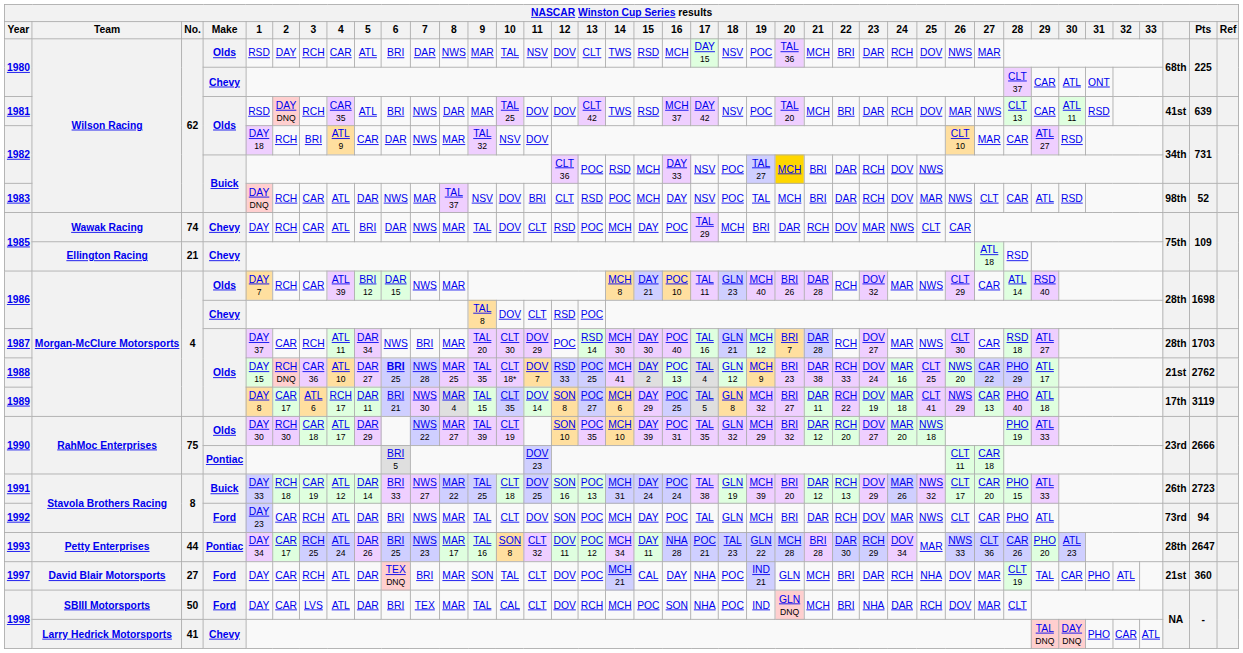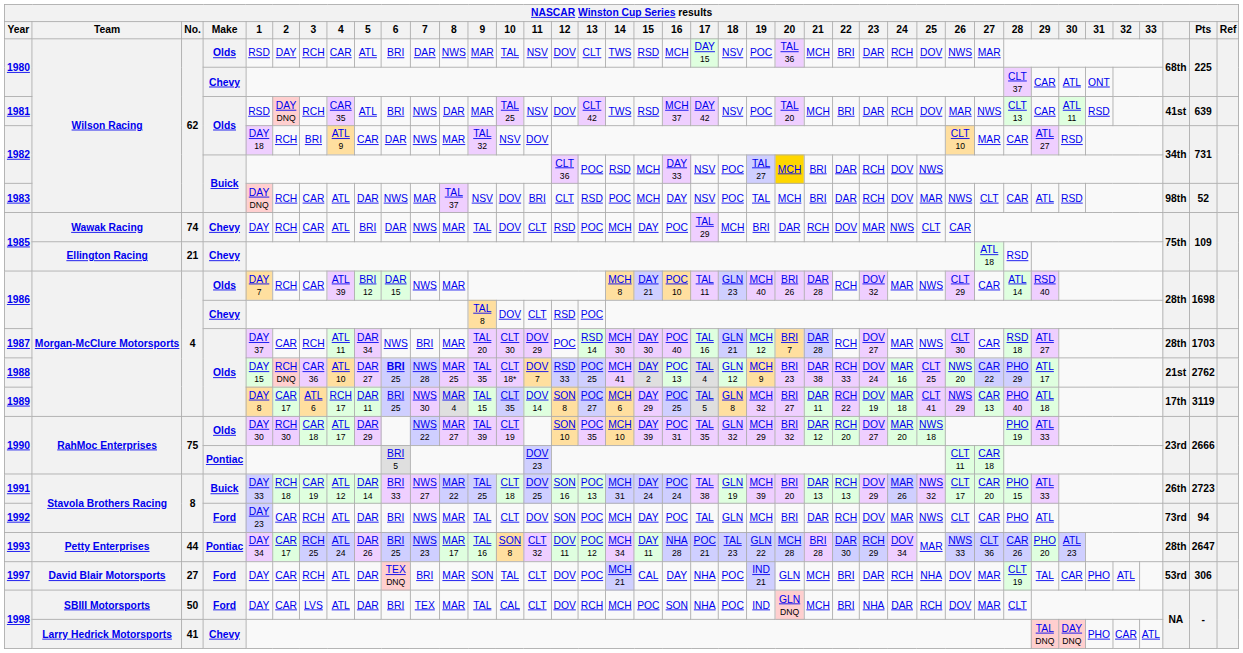(537, 111) DOV -> (537, 111) NSV
(396, 401) BRI 21 -> (396, 401) BRI 25
(818, 488) DAR 12 -> (818, 488) DAR 13
(1176, 576) 21st -> (1176, 576) 53rd
(1203, 576) 360 -> (1203, 576) 306
